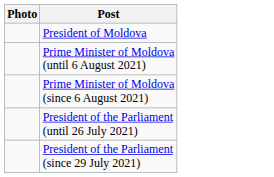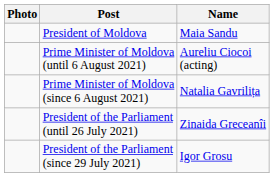+ column: (223, 14)
